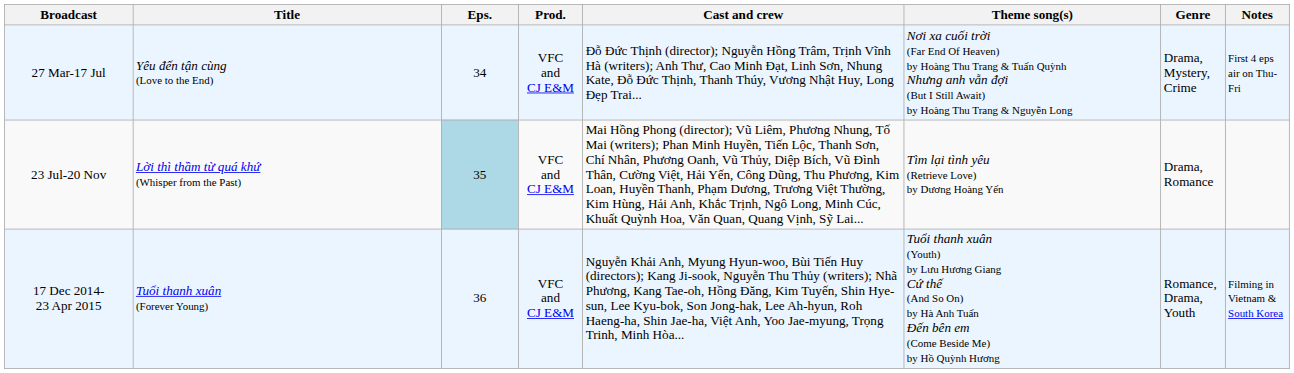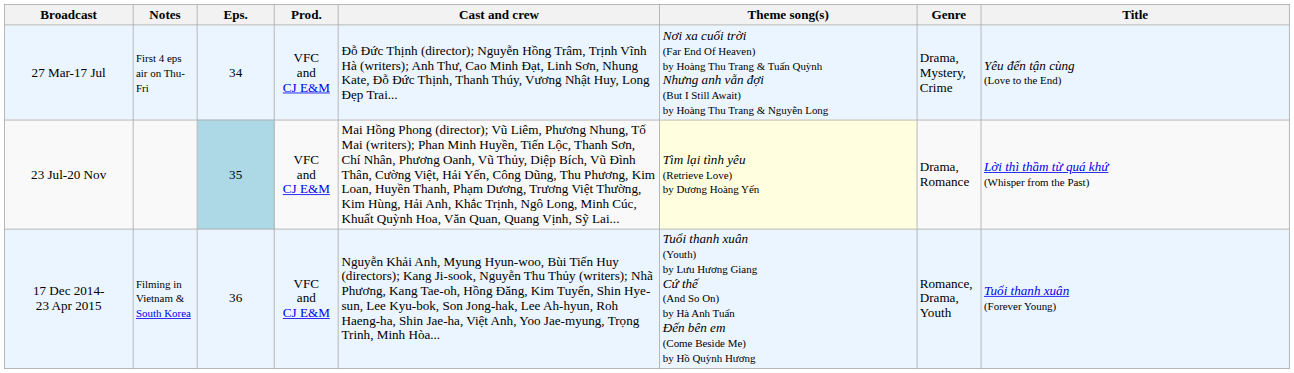columns swapped: (287, 14) <-> (1257, 14)
(955, 174) no background -> (711, 174) lightyellow background
